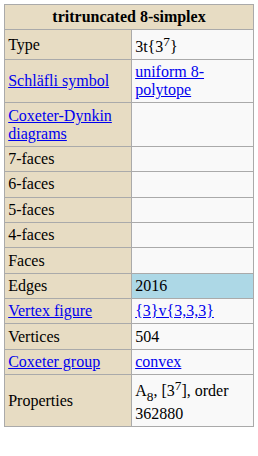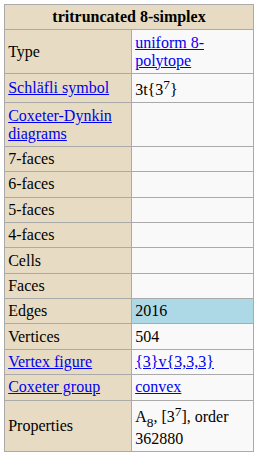(156, 44) 3t{37} -> (170, 51) uniform 8-polytope
(170, 81) uniform 8-polytope -> (156, 88) 3t{37}
+ row: (25, 260)
rows swapped: (34, 336) <-> (50, 311)
